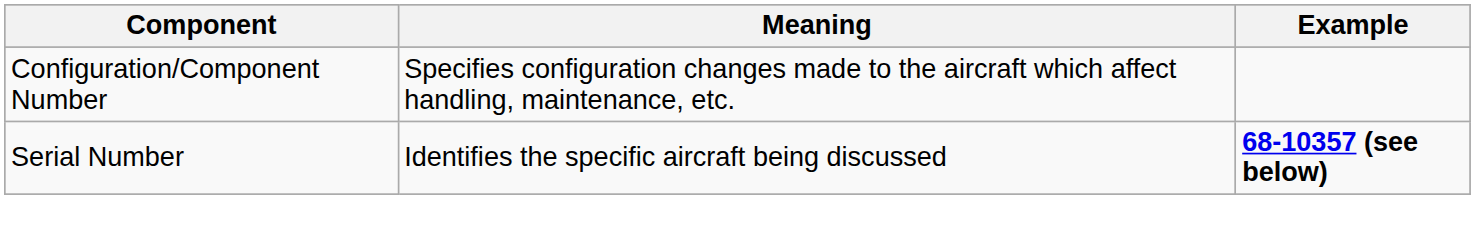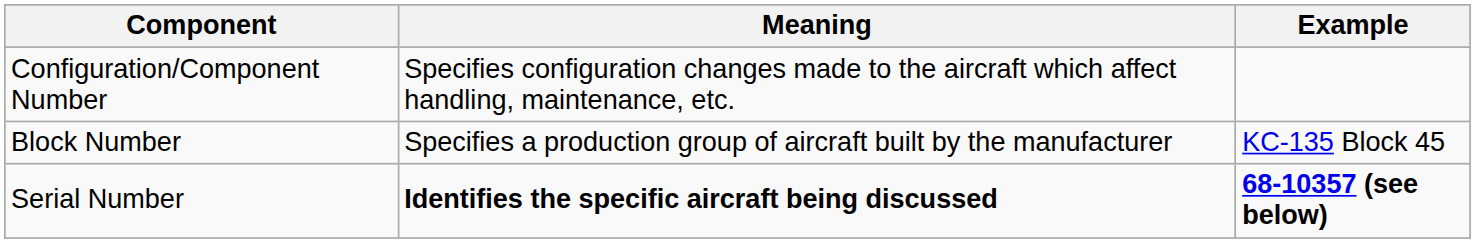+ row: (96, 142)
(676, 157) normal -> (701, 200) bold
